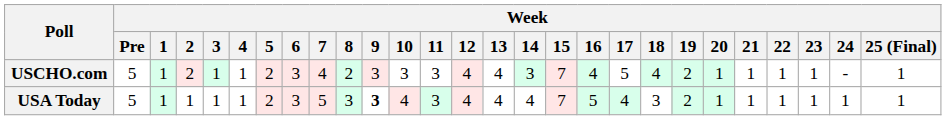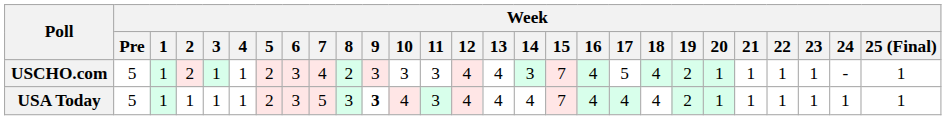(593, 100) 5 -> (593, 100) 4
(656, 100) 3 -> (656, 100) 4
